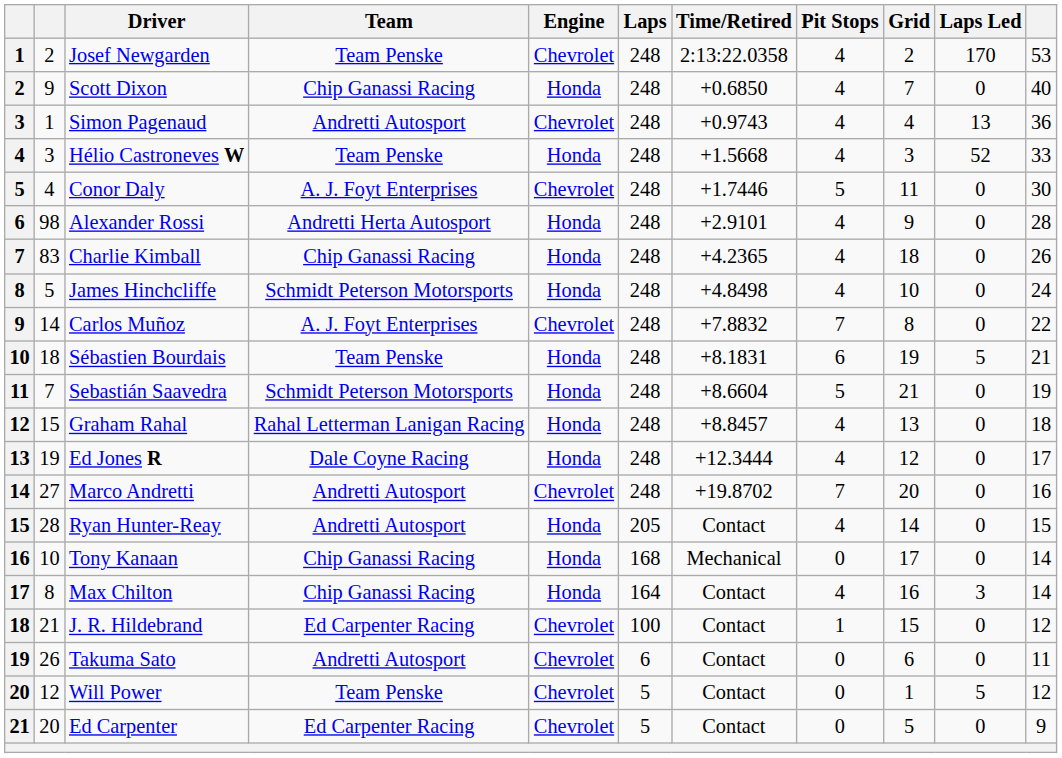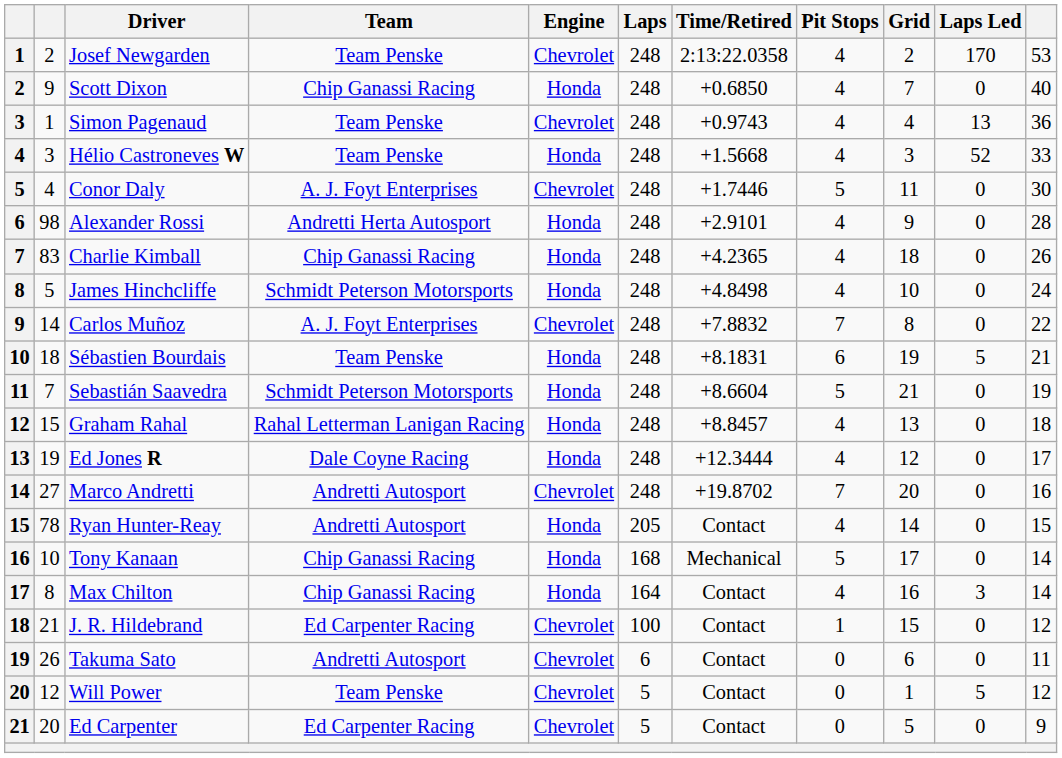(389, 122) Andretti Autosport -> (389, 122) Team Penske
(49, 525) 28 -> (49, 525) 78
(840, 558) 0 -> (840, 558) 5
